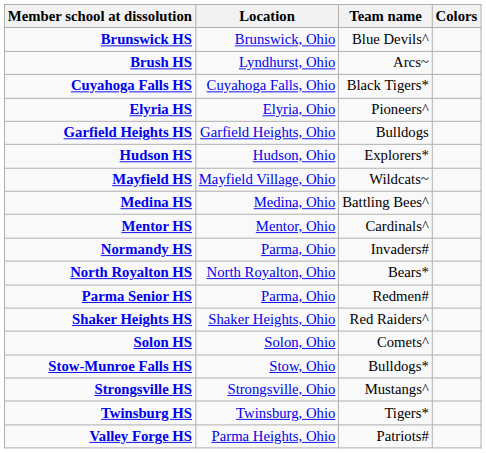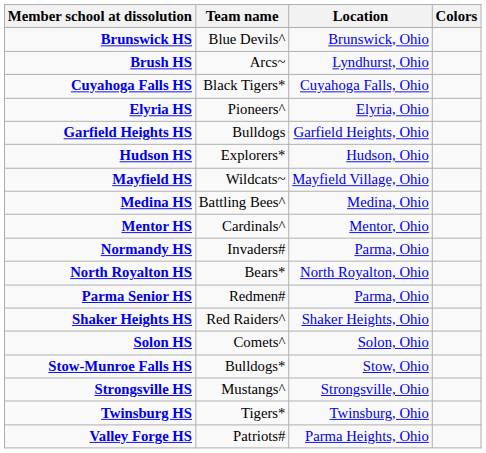columns swapped: (385, 16) <-> (267, 16)
